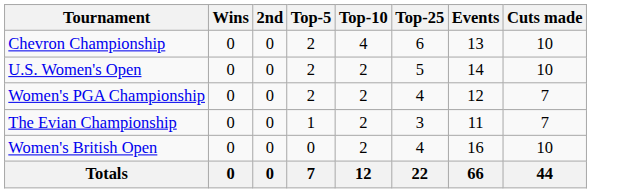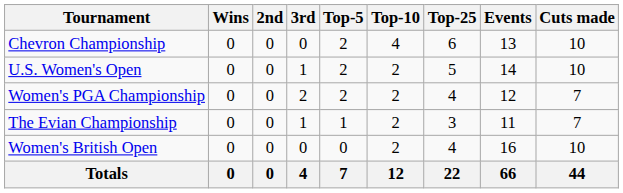+ column: (303, 17)
